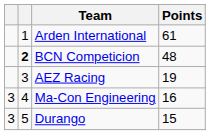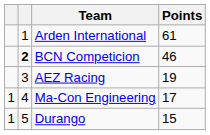(169, 56) 48 -> (169, 56) 46
(11, 98) 3 -> (11, 98) 1
(169, 98) 16 -> (169, 98) 17
(11, 118) 3 -> (11, 118) 1
